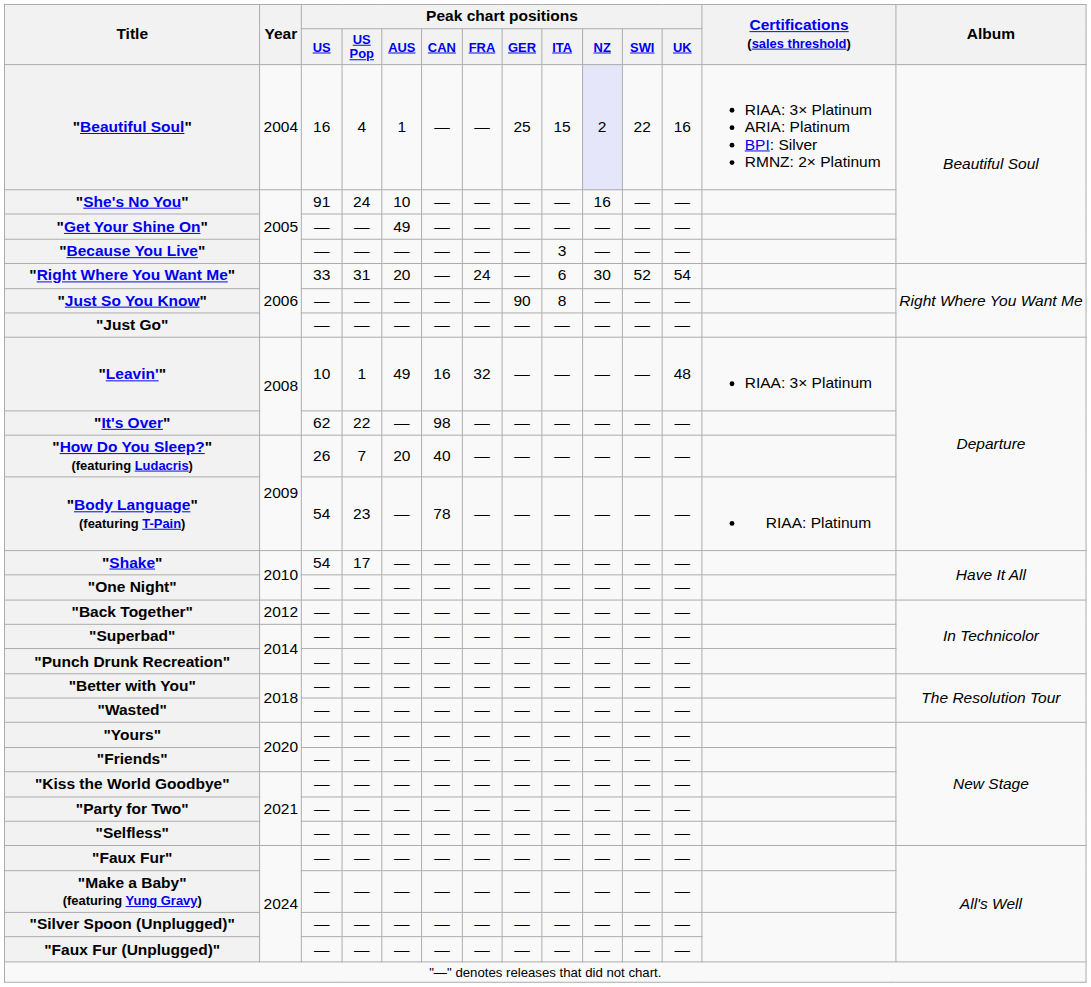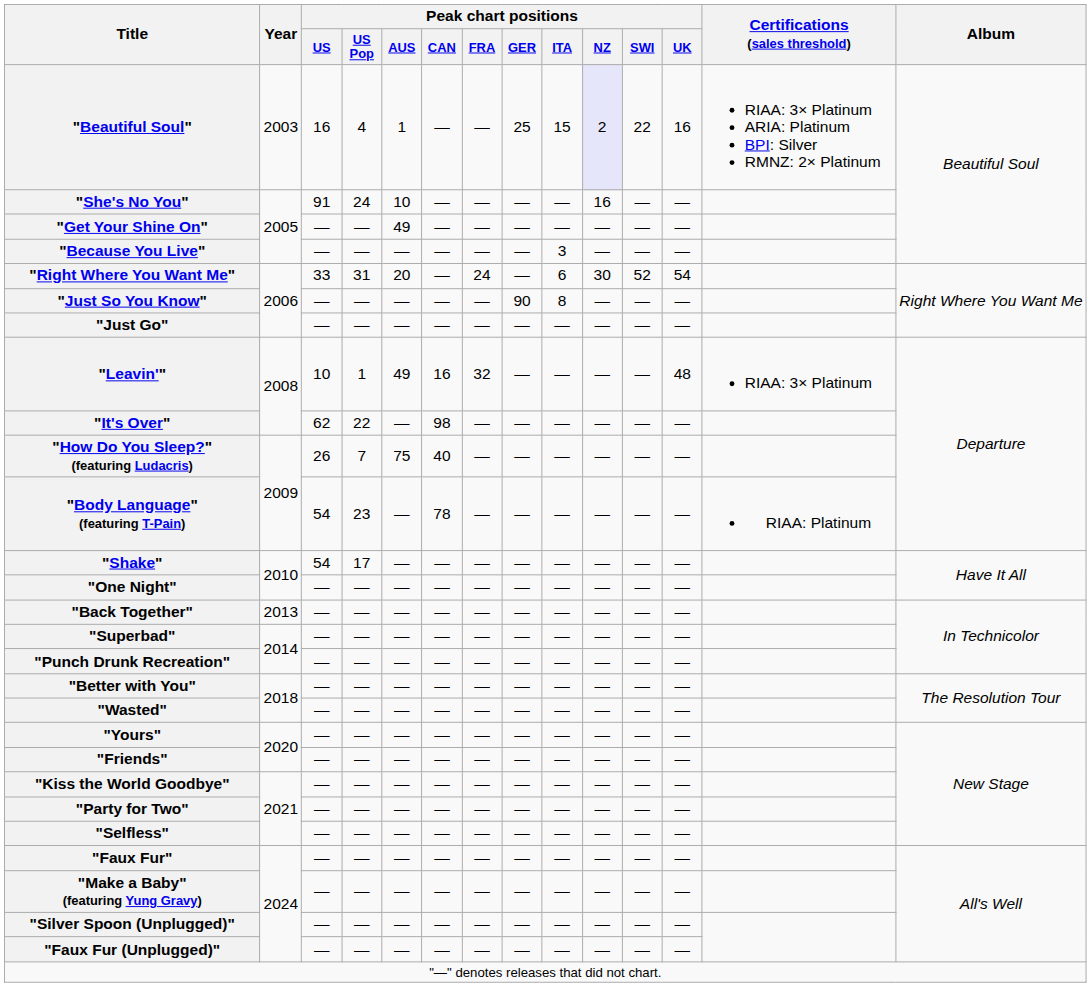(281, 127) 2004 -> (281, 127) 2003
(402, 456) 20 -> (402, 456) 75
(281, 611) 2012 -> (281, 611) 2013
